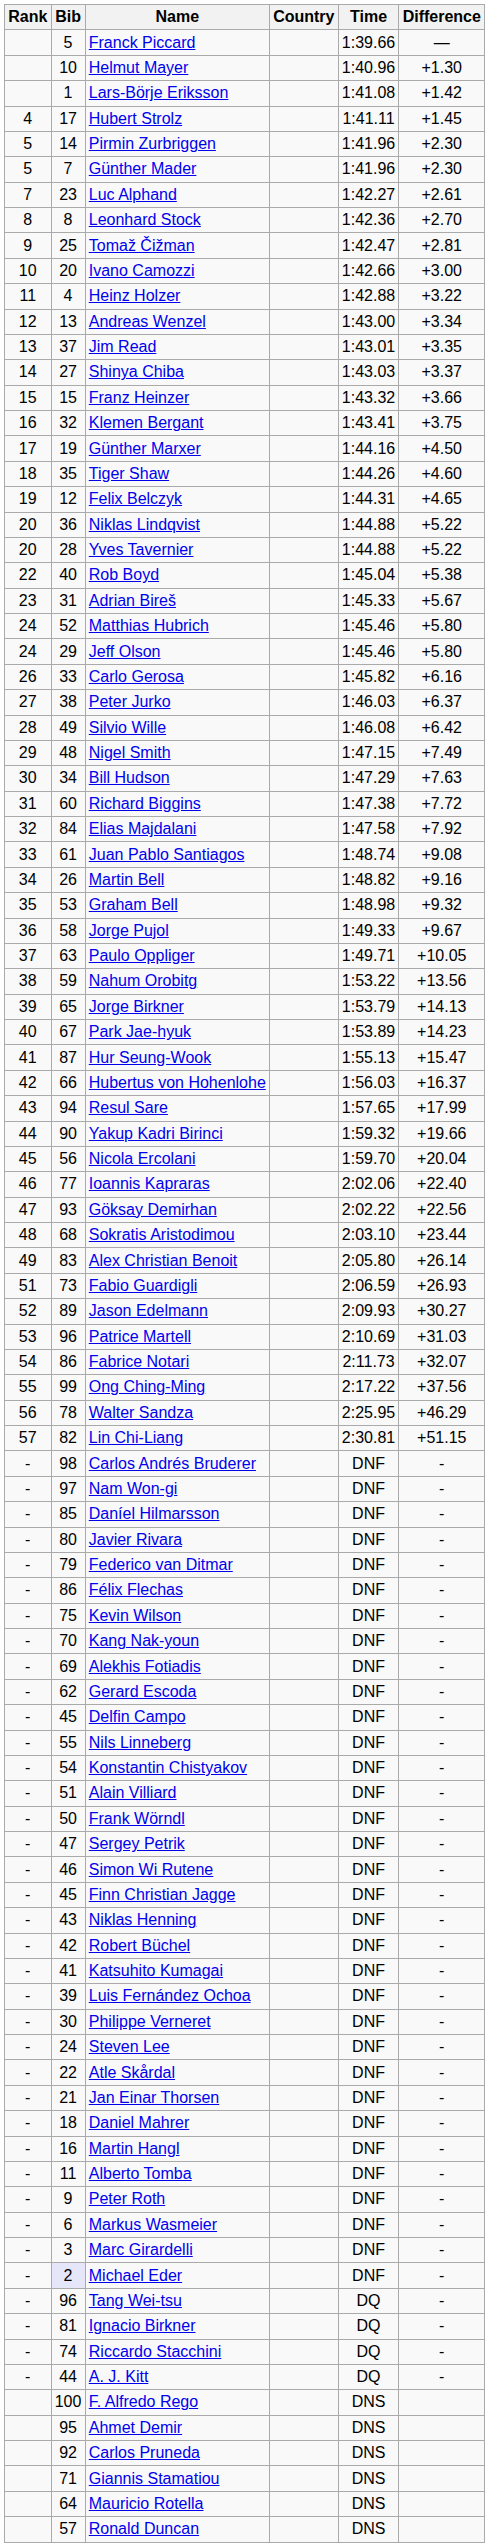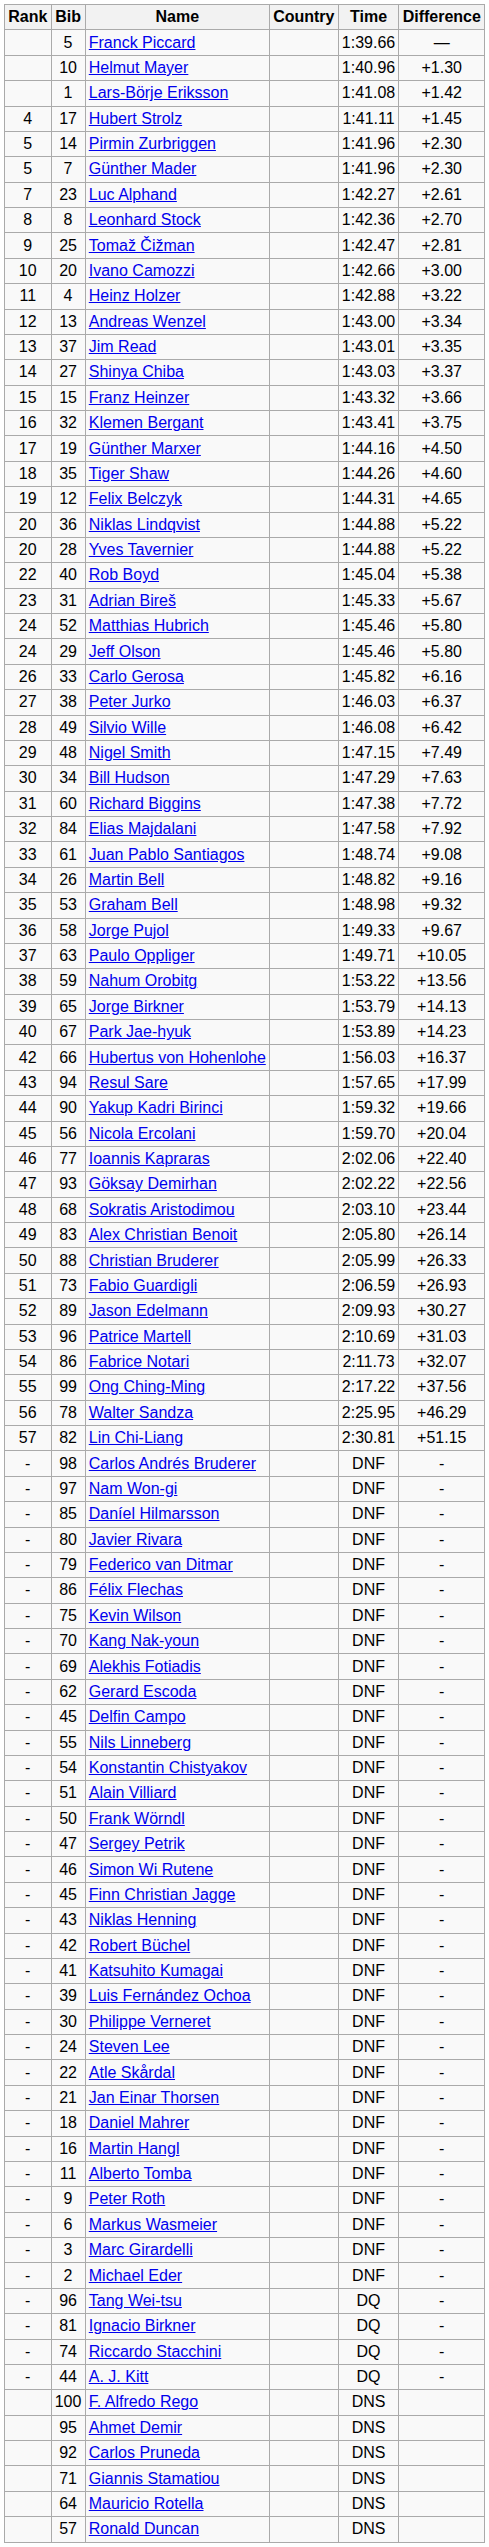- row: (150, 1057)
+ row: (154, 1260)
(68, 2275) lavender background -> (68, 2275) no background
